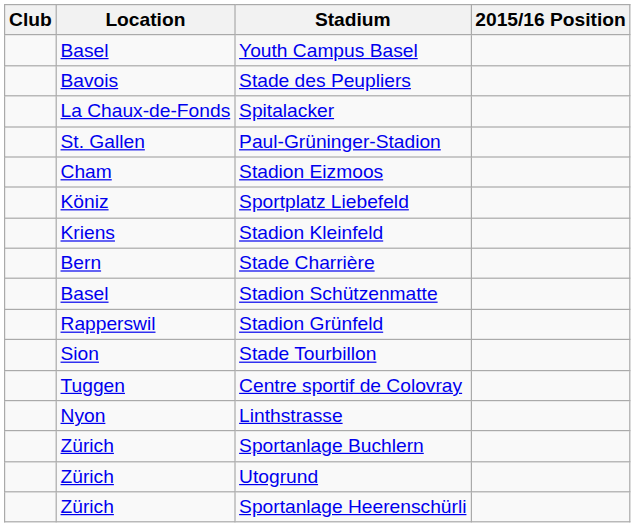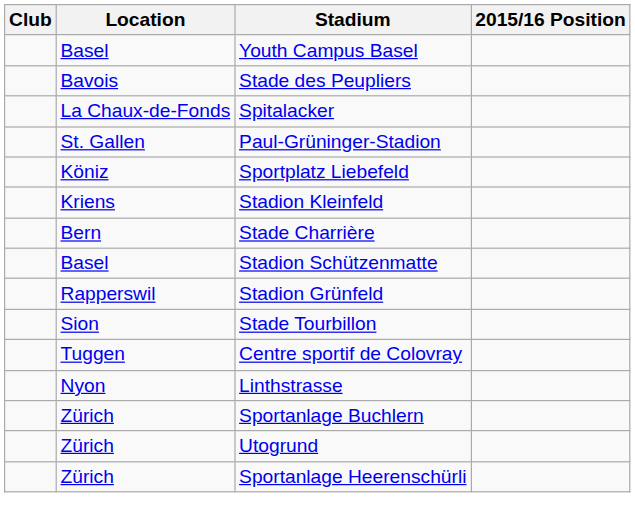- row: (311, 171)
